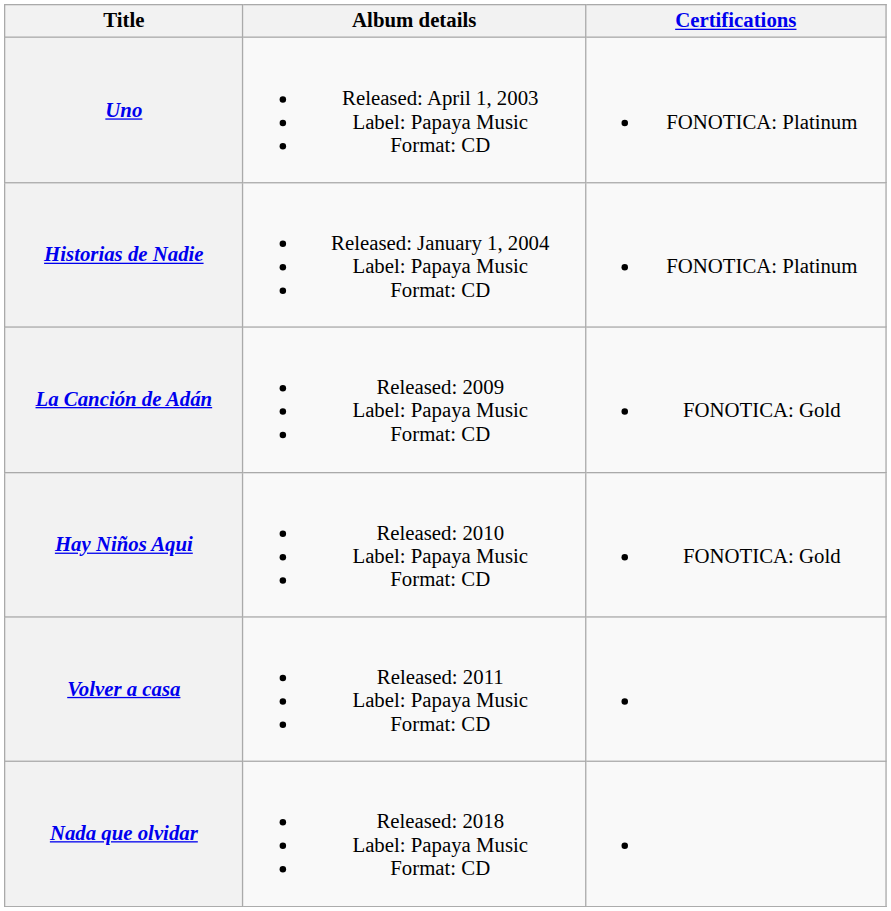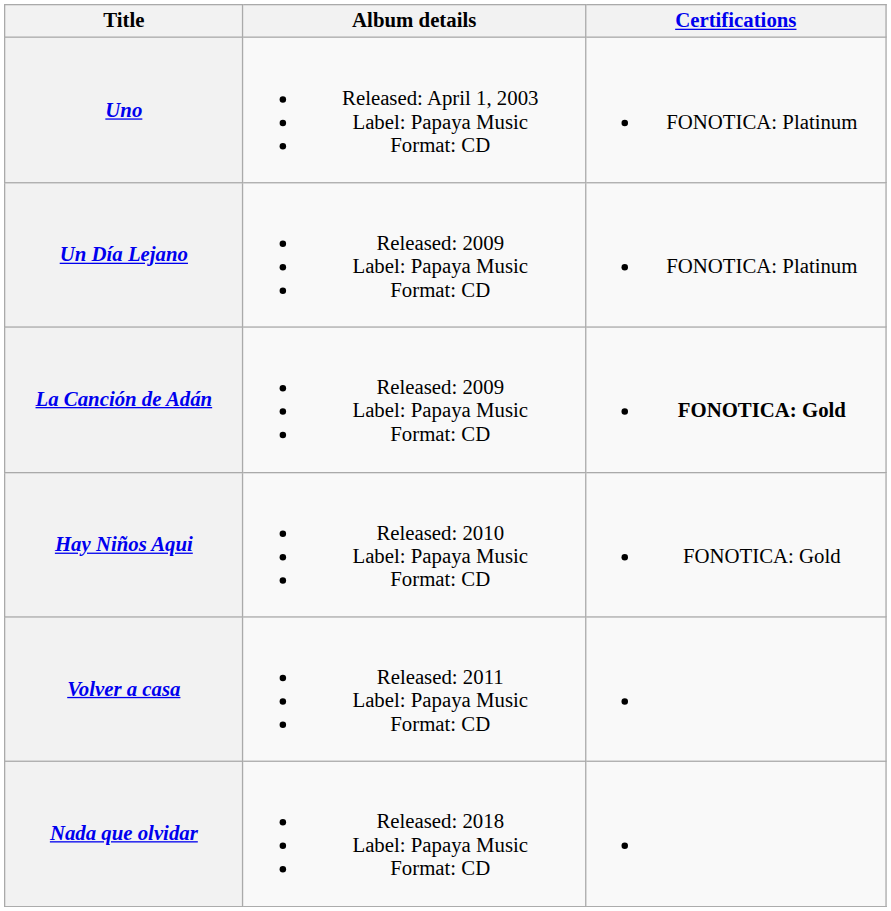- row: (124, 254)
+ row: (124, 254)
(736, 411) normal -> (736, 411) bold
